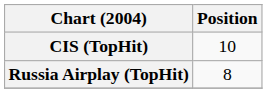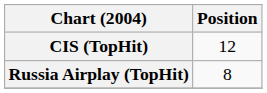(227, 46) 10 -> (227, 46) 12
